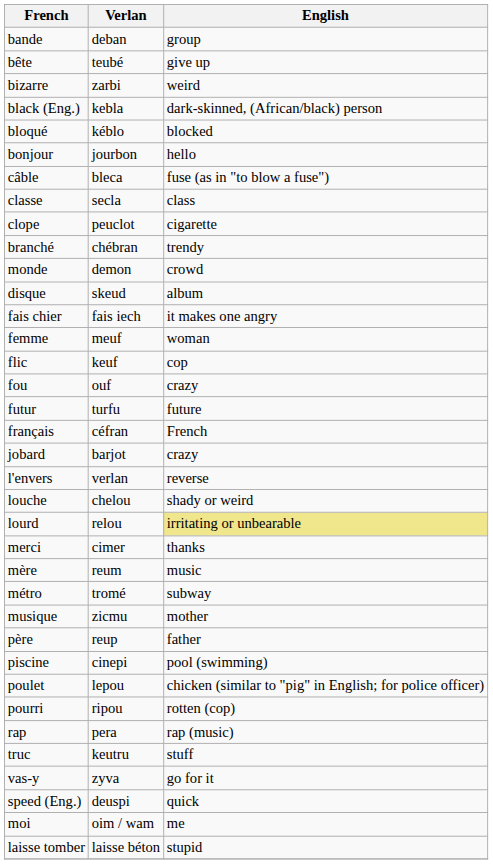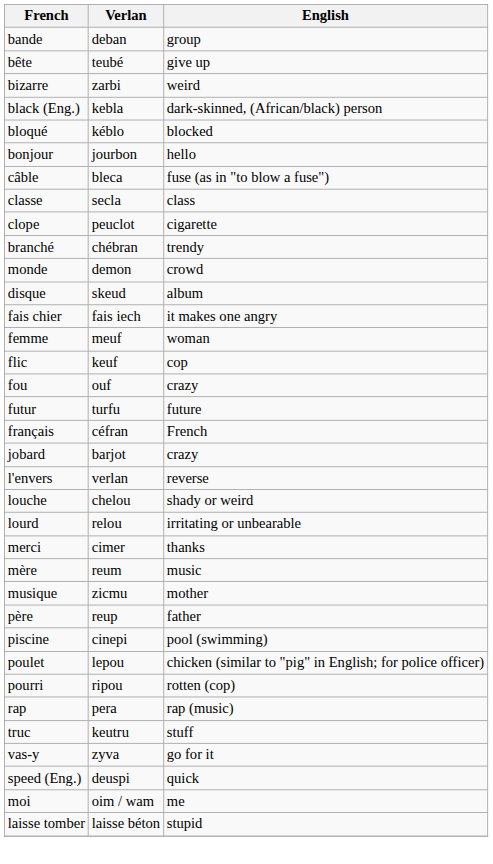(234, 524) khaki background -> (234, 524) no background
- row: (25, 593)
